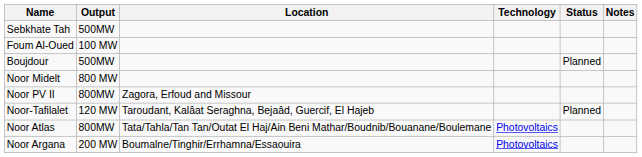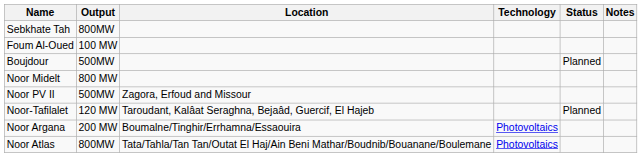(96, 29) 500MW -> (96, 29) 800MW
(96, 95) 800MW -> (96, 95) 500MW
rows swapped: (31, 128) <-> (36, 144)
